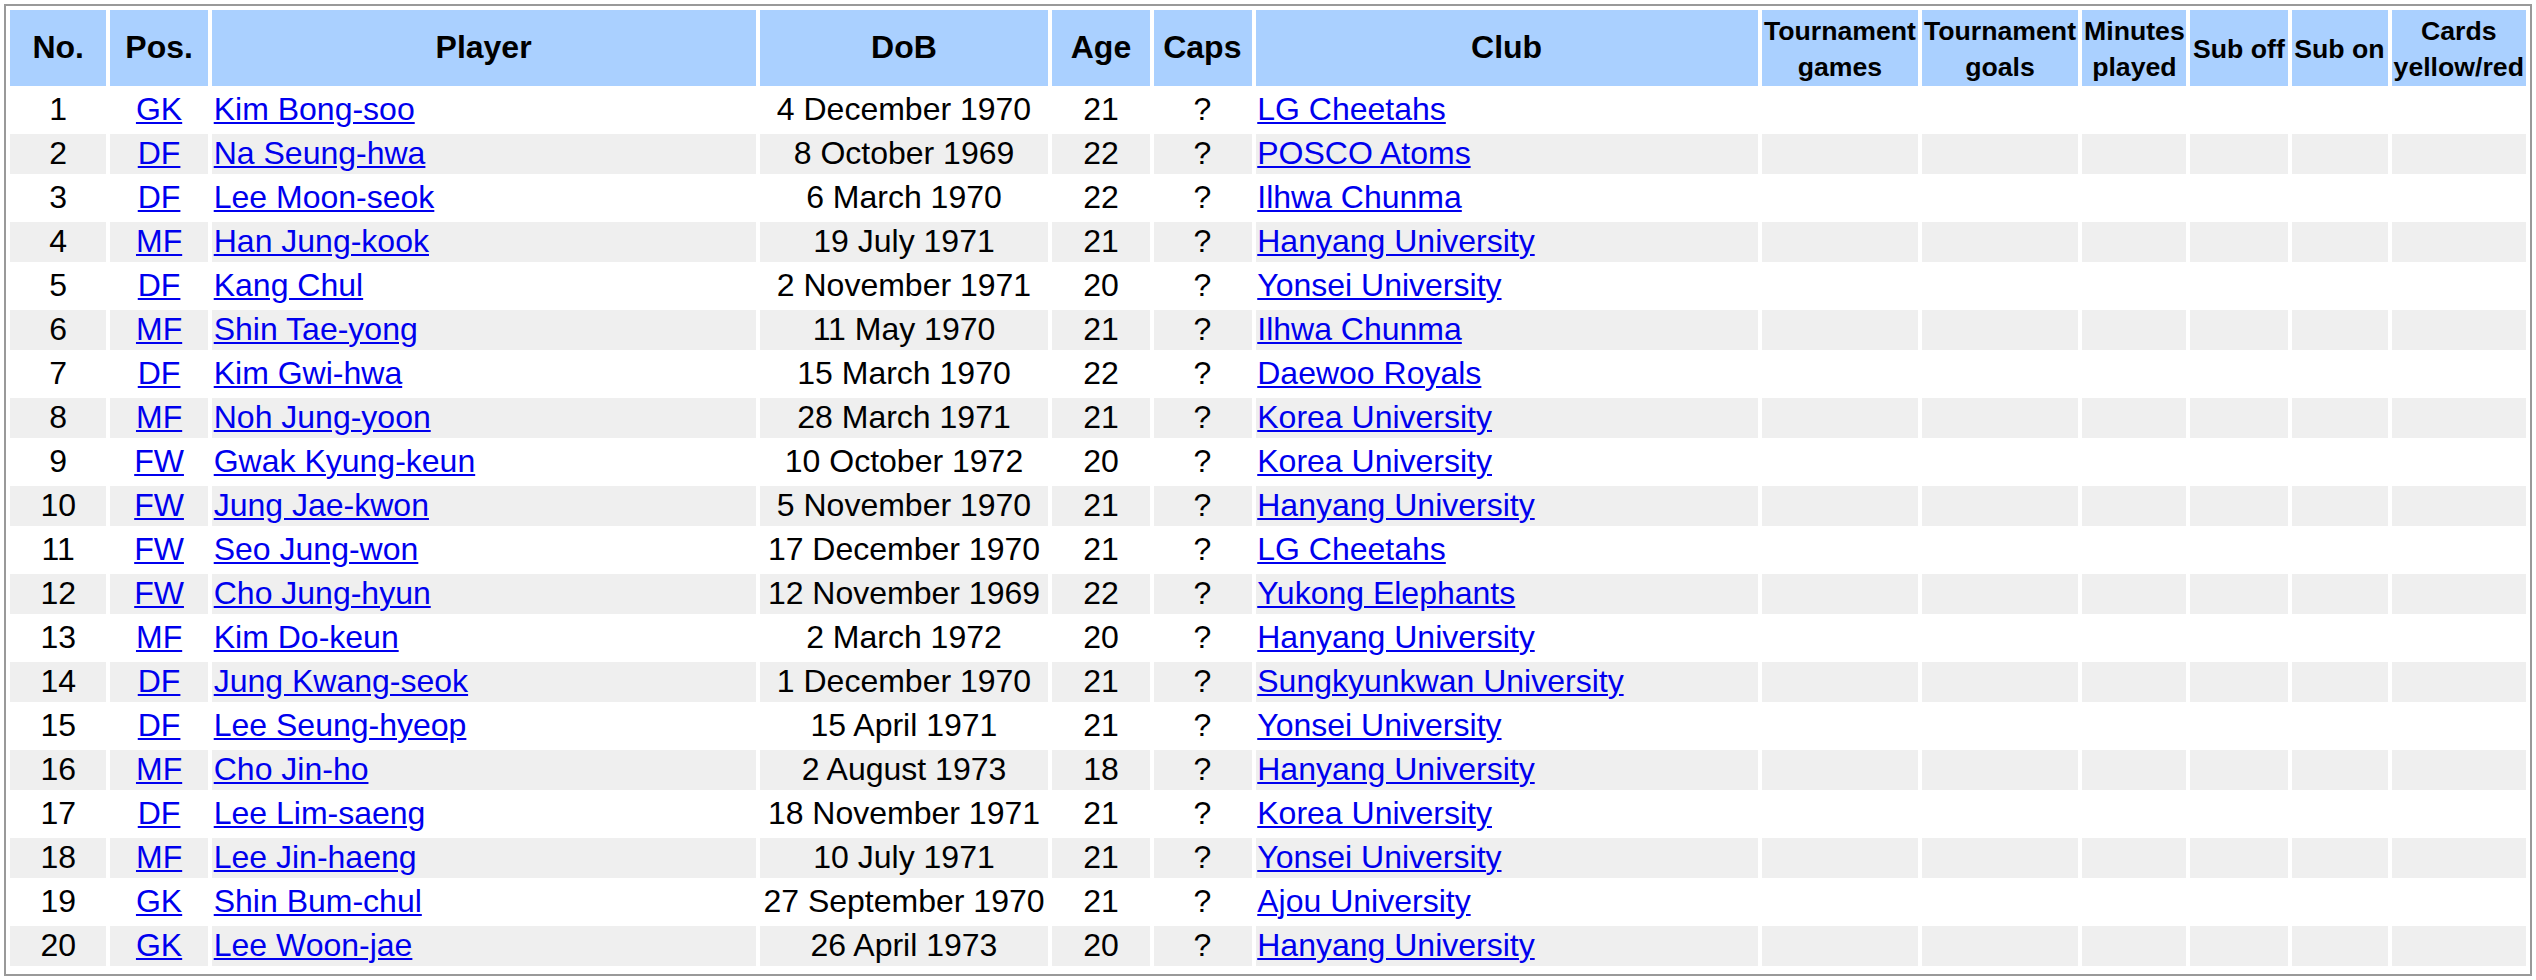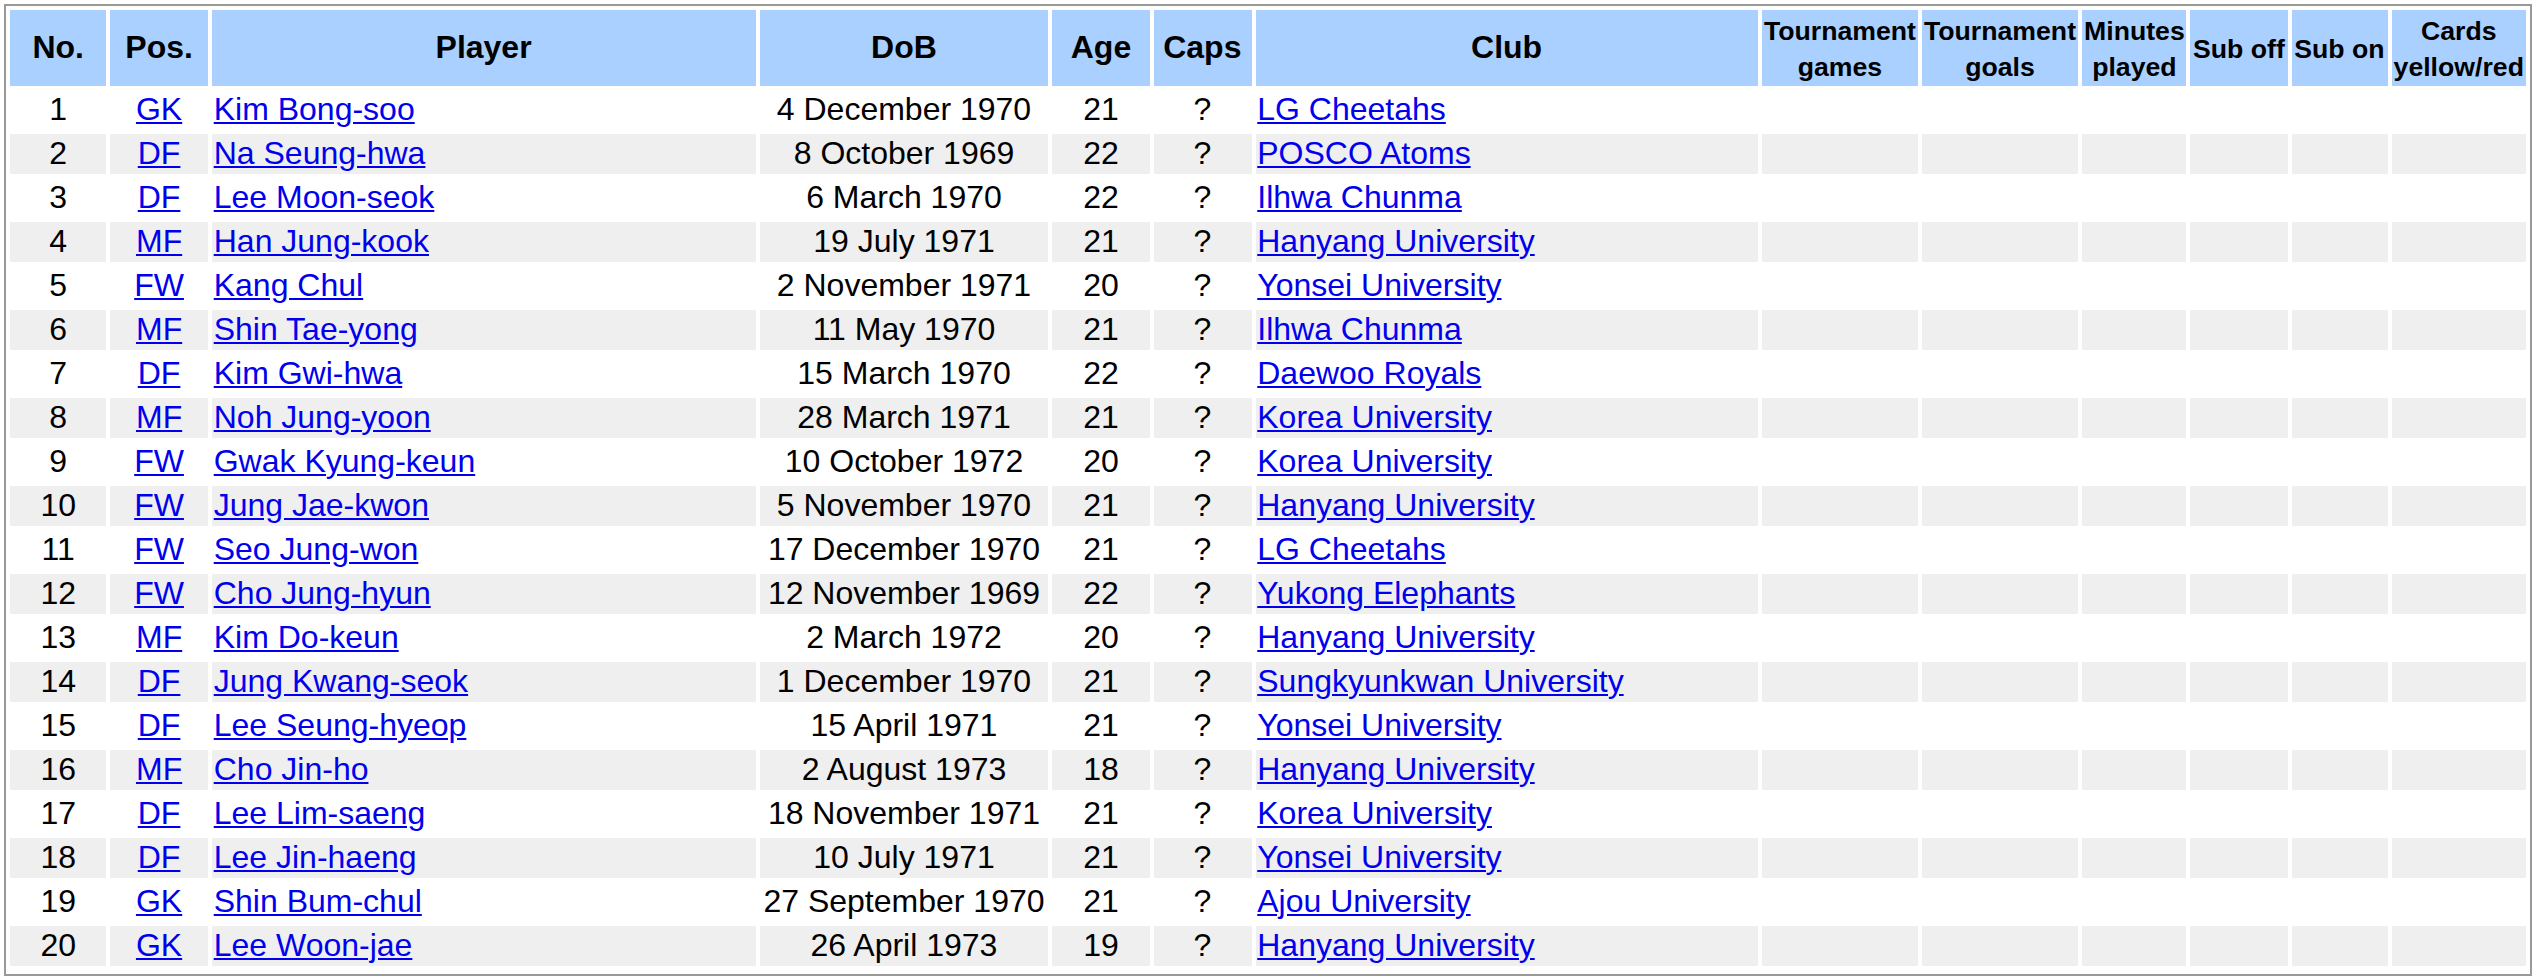(159, 285) DF -> (159, 285) FW
(159, 857) MF -> (159, 857) DF
(1101, 945) 20 -> (1101, 945) 19
